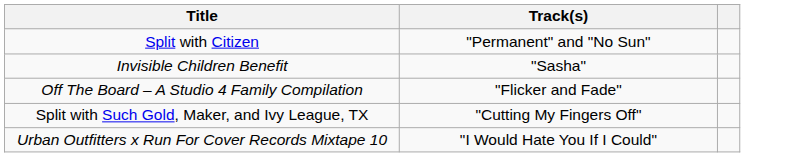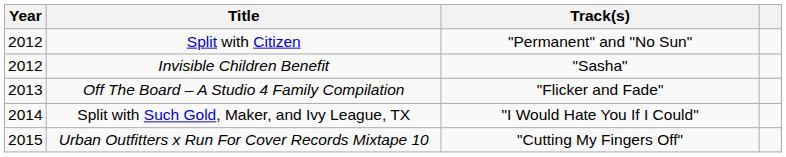+ column: (25, 16)
(558, 115) "Cutting My Fingers Off" -> (600, 115) "I Would Hate You If I Could"
(558, 139) "I Would Hate You If I Could" -> (600, 139) "Cutting My Fingers Off"
